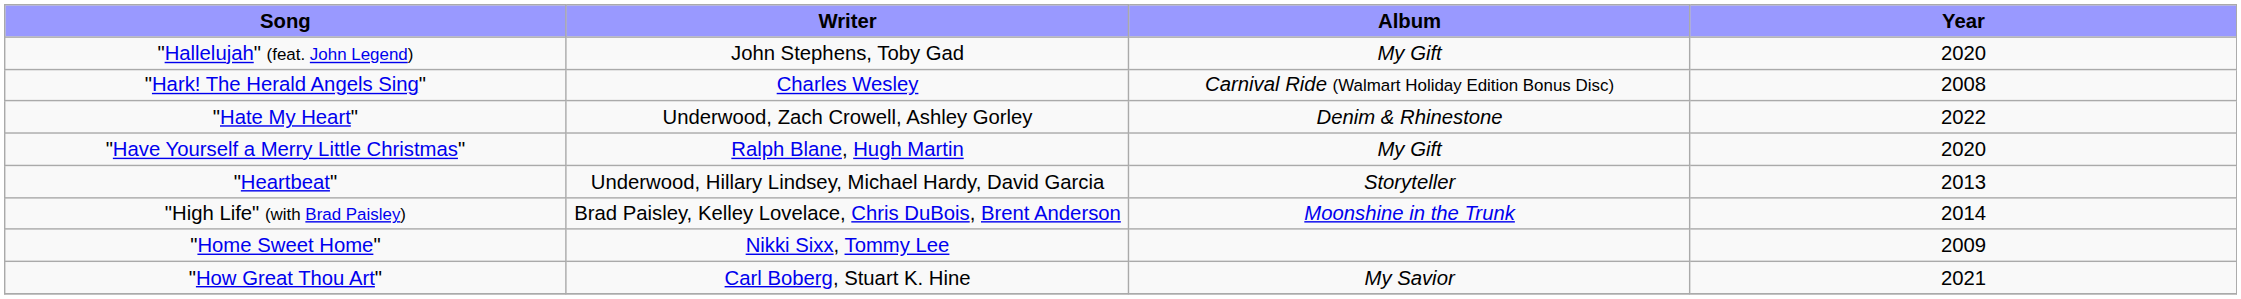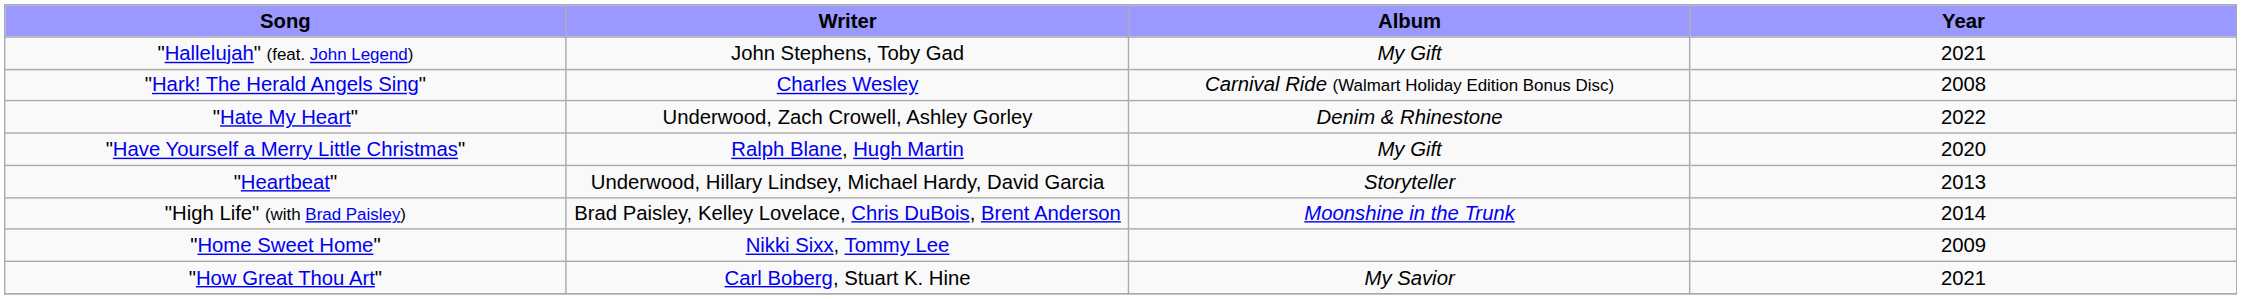(1963, 53) 2020 -> (1963, 53) 2021
